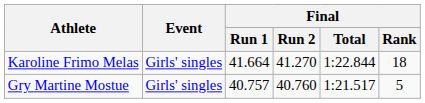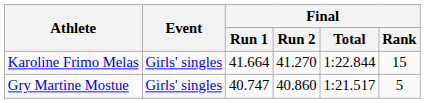(399, 62) 18 -> (399, 62) 15
(249, 86) 40.757 -> (249, 86) 40.747
(296, 86) 40.760 -> (296, 86) 40.860
